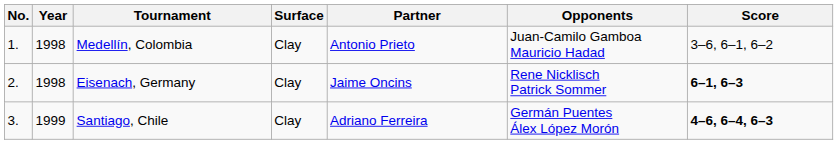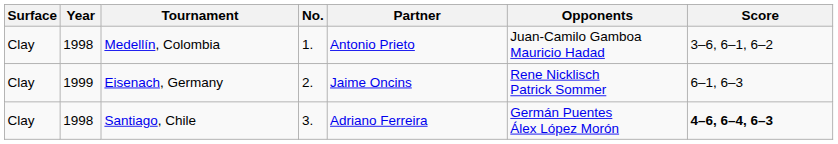columns swapped: (18, 14) <-> (299, 14)
(51, 82) 1998 -> (78, 82) 1999
(717, 82) bold -> (717, 82) normal
(51, 119) 1999 -> (78, 119) 1998
